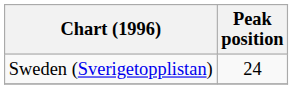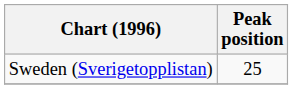(252, 68) 24 -> (252, 68) 25
